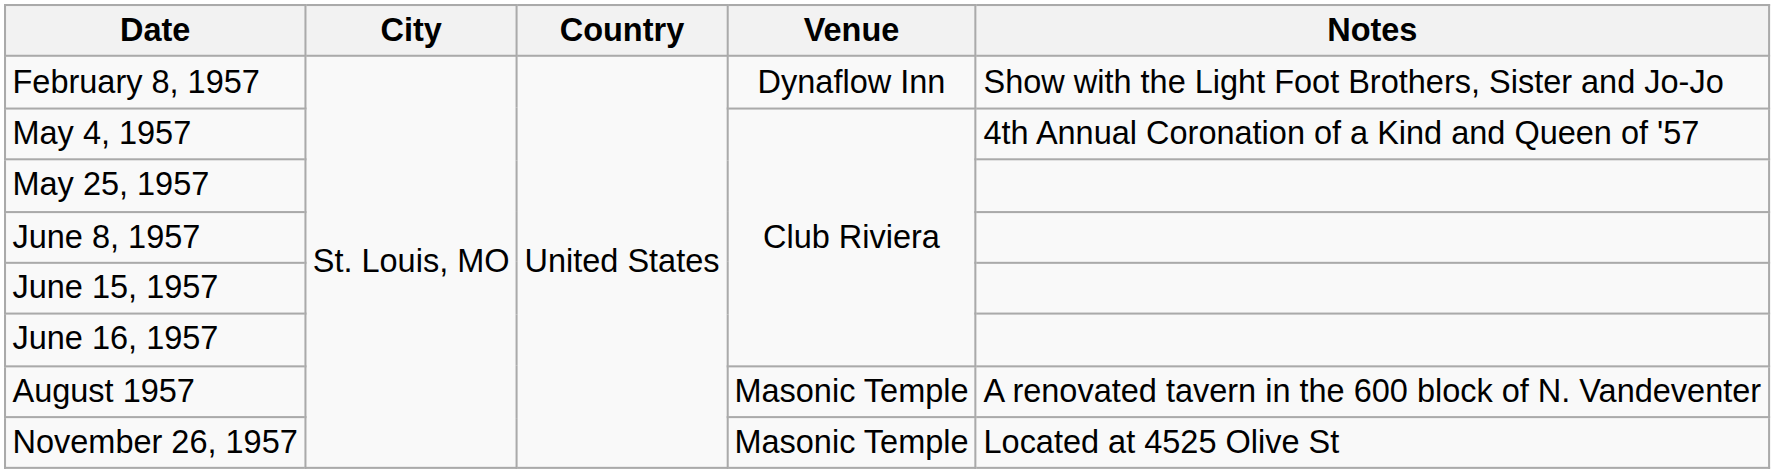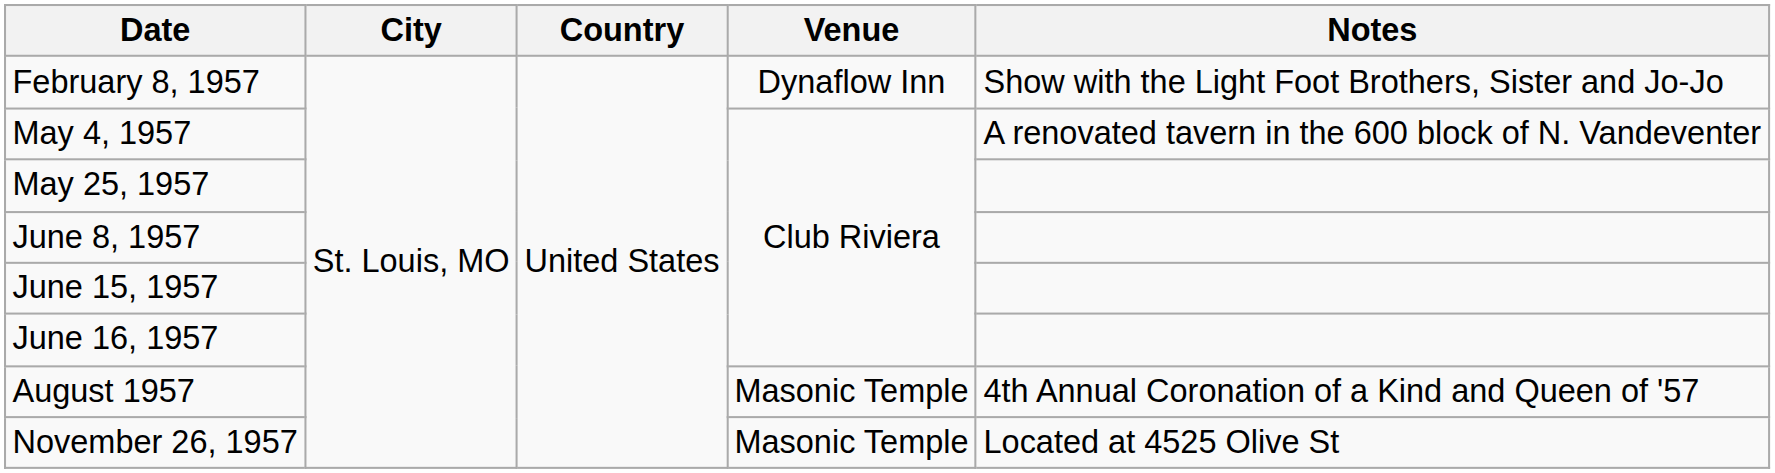(1341, 133) 4th Annual Coronation of a Kind and Queen of '57 -> (1372, 133) A renovated tavern in the 600 block of N. Vandeventer
(1372, 390) A renovated tavern in the 600 block of N. Vandeventer -> (1341, 390) 4th Annual Coronation of a Kind and Queen of '57
